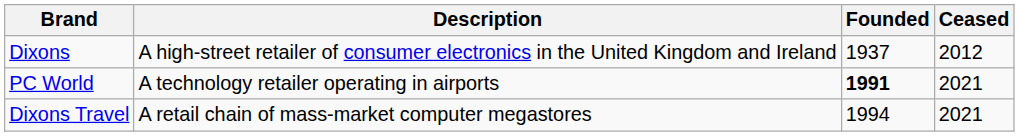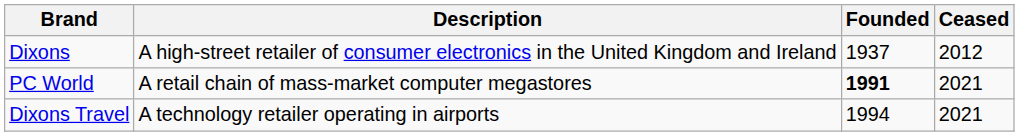(319, 83) A technology retailer operating in airports -> (365, 83) A retail chain of mass-market computer megastores
(365, 114) A retail chain of mass-market computer megastores -> (319, 114) A technology retailer operating in airports
